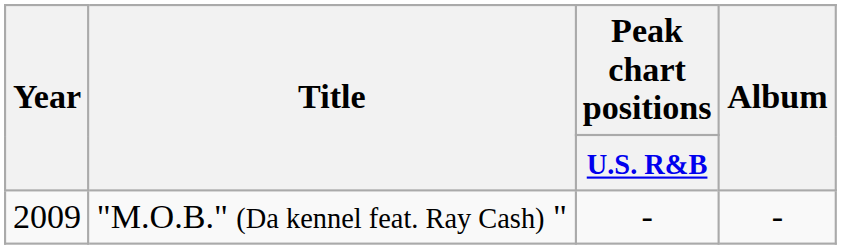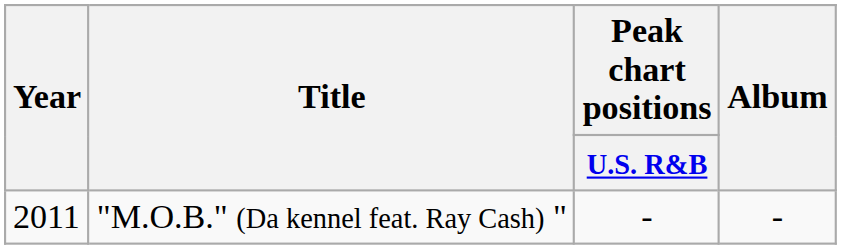(47, 216) 2009 -> (46, 216) 2011
